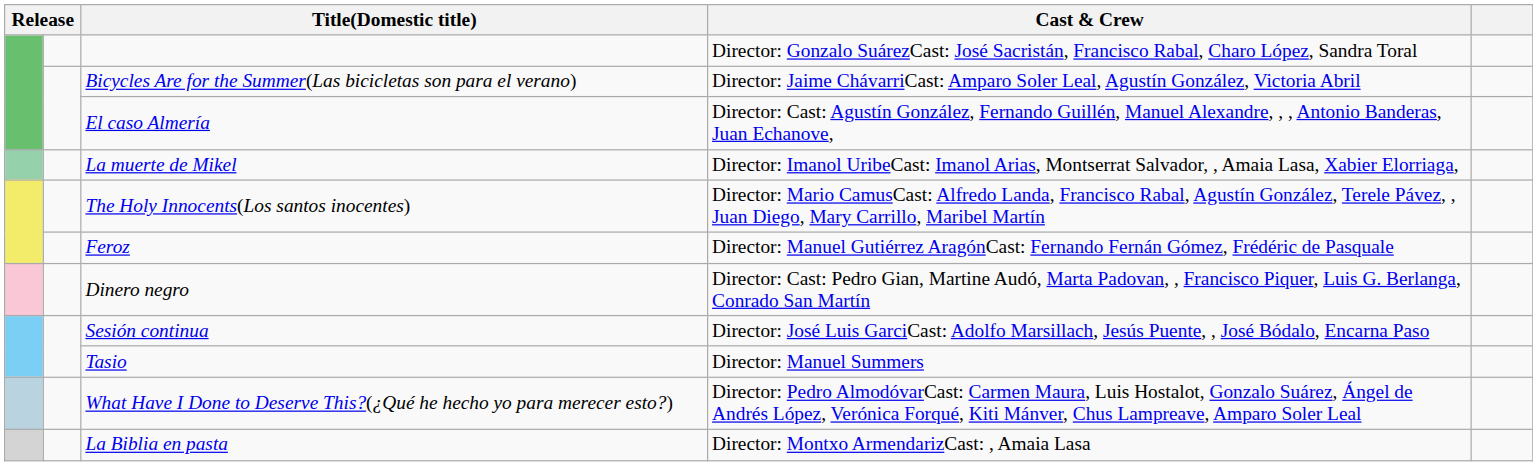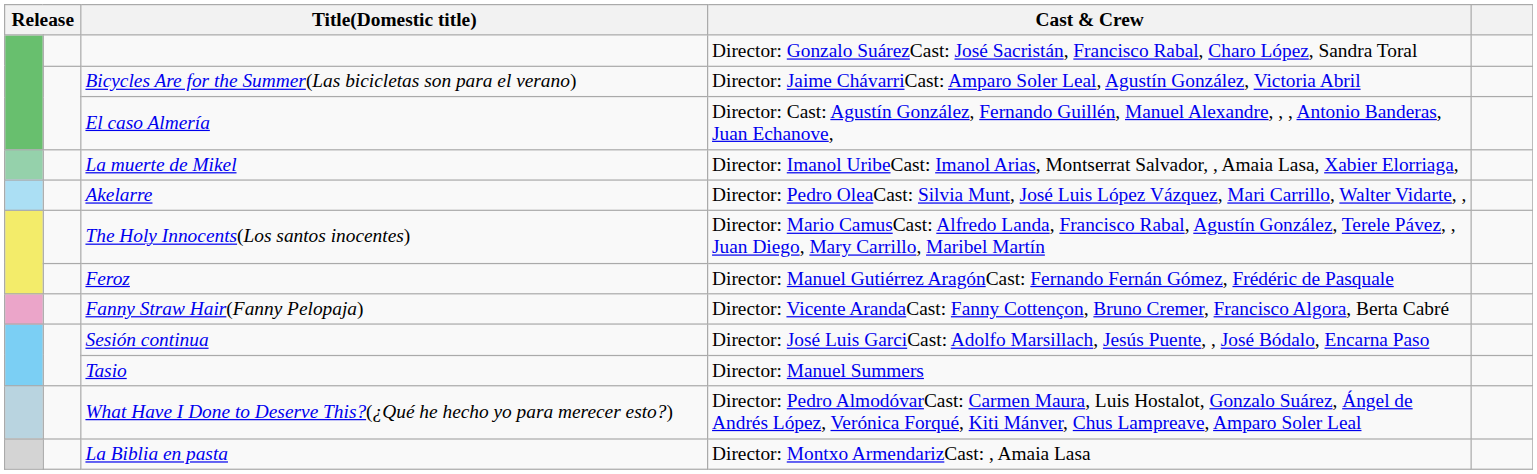+ row: (119, 195)
- row: (137, 289)
+ row: (224, 309)
